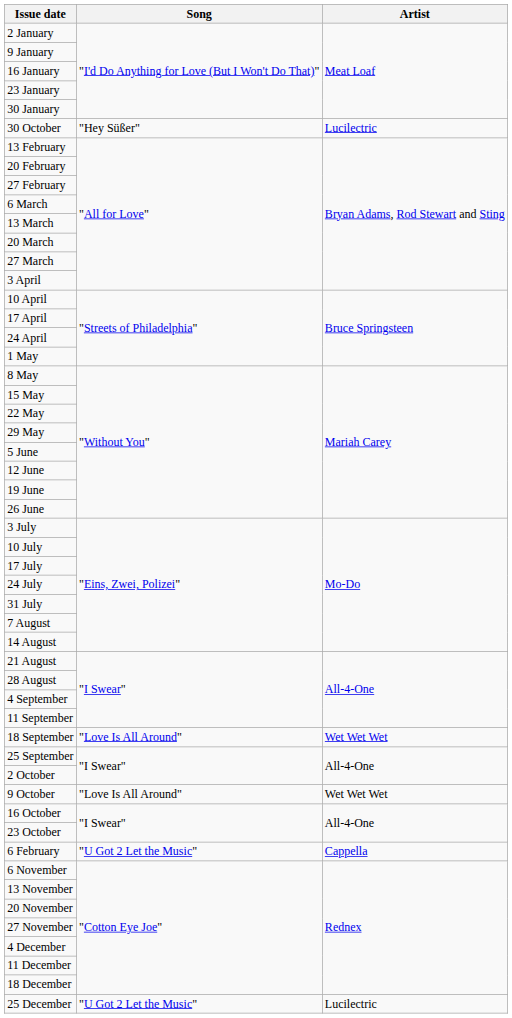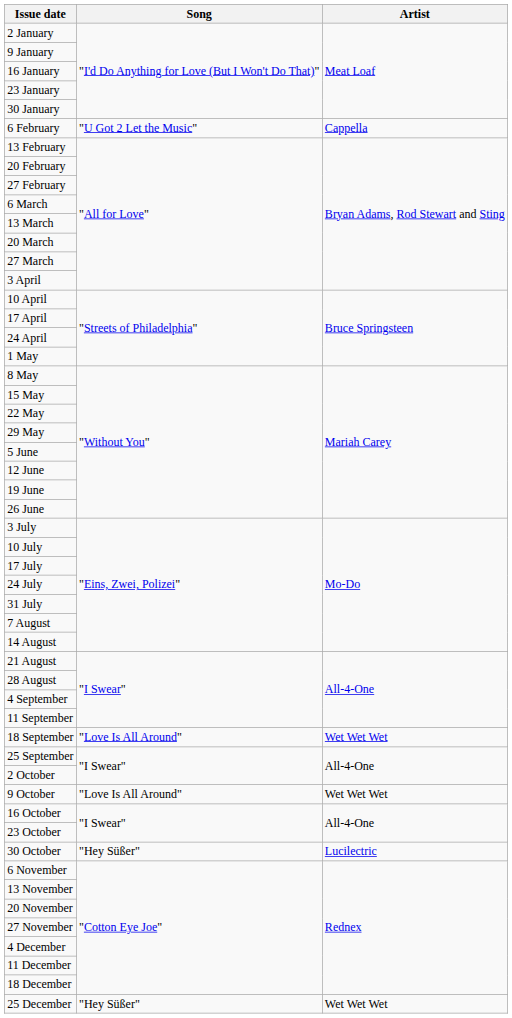rows swapped: (33, 851) <-> (34, 128)
(138, 1003) "U Got 2 Let the Music" -> (109, 1003) "Hey Süßer"
(351, 1003) Lucilectric -> (356, 1003) Wet Wet Wet
